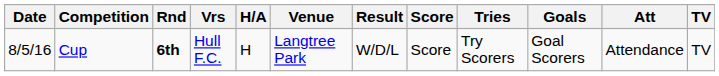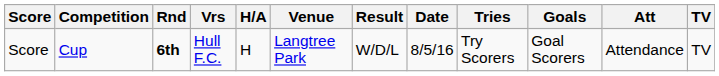columns swapped: (30, 16) <-> (432, 16)
